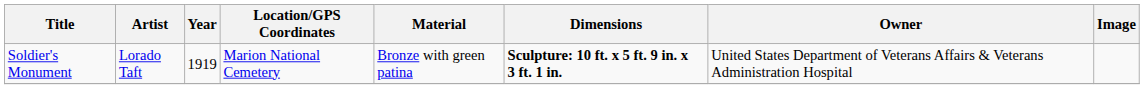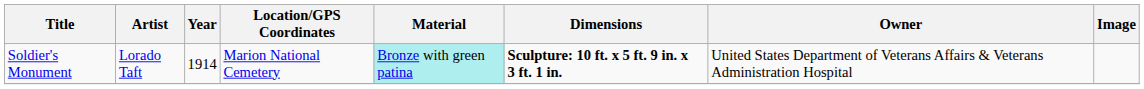(202, 63) 1919 -> (202, 63) 1914
(431, 63) no background -> (431, 63) paleturquoise background
